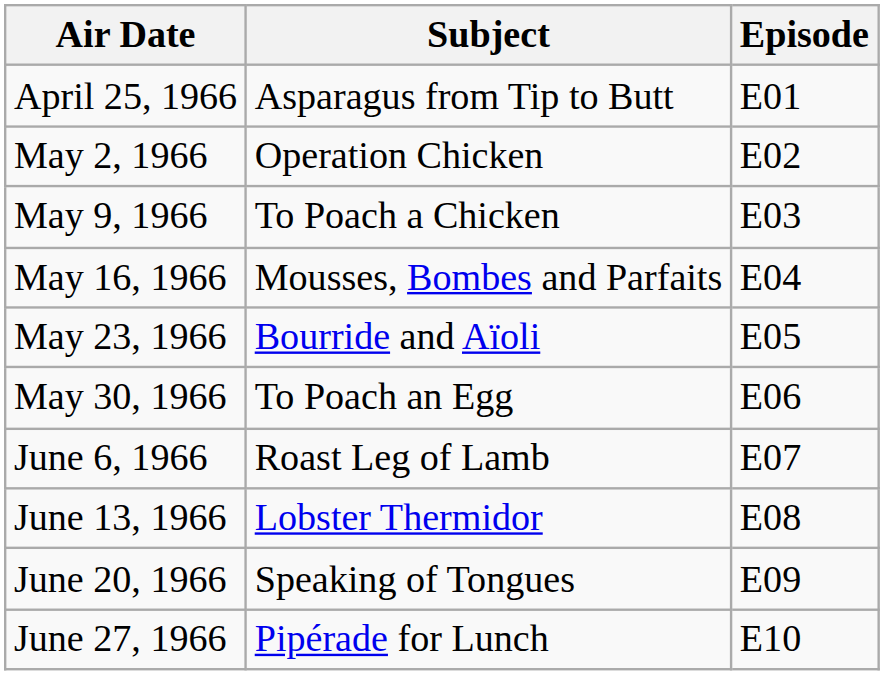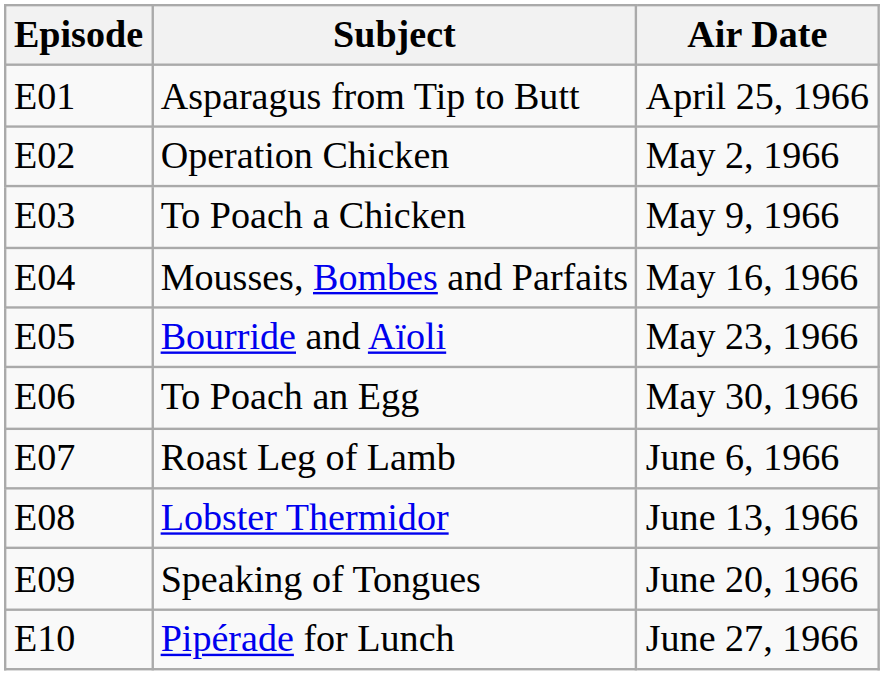columns swapped: (804, 34) <-> (126, 34)
